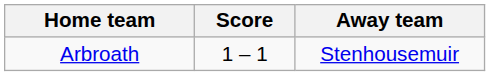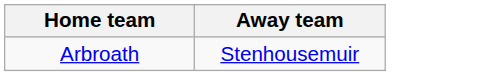- column: (245, 20)
